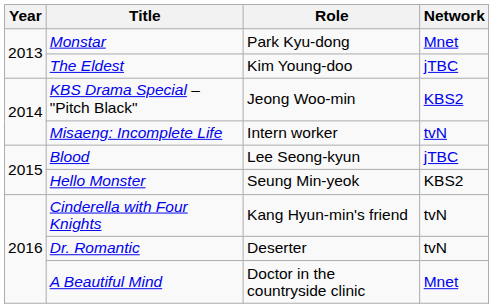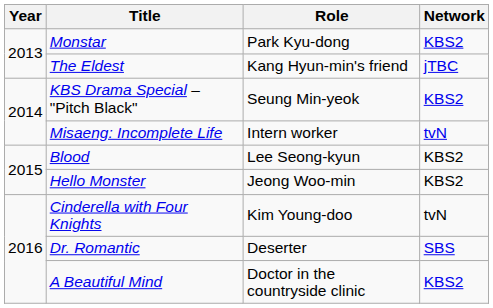(441, 41) Mnet -> (444, 41) KBS2
(300, 66) Kim Young-doo -> (327, 66) Kang Hyun-min's friend
(301, 99) Jeong Woo-min -> (303, 99) Seung Min-yeok
(441, 157) jTBC -> (444, 157) KBS2
(303, 181) Seung Min-yeok -> (301, 181) Jeong Woo-min
(327, 215) Kang Hyun-min's friend -> (300, 215) Kim Young-doo
(435, 248) tvN -> (439, 248) SBS
(441, 281) Mnet -> (444, 281) KBS2
